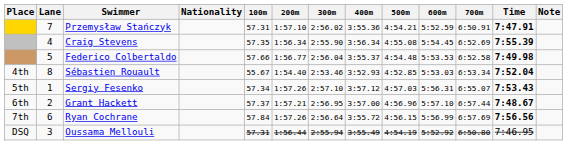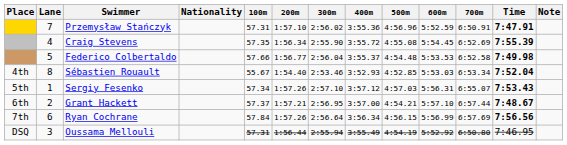(401, 28) 4:54.21 -> (401, 28) 4:56.96
(364, 43) 3:56.34 -> (364, 43) 3:55.72
(401, 103) 4:56.96 -> (401, 103) 4:54.21
(364, 118) 3:55.72 -> (364, 118) 3:56.34
